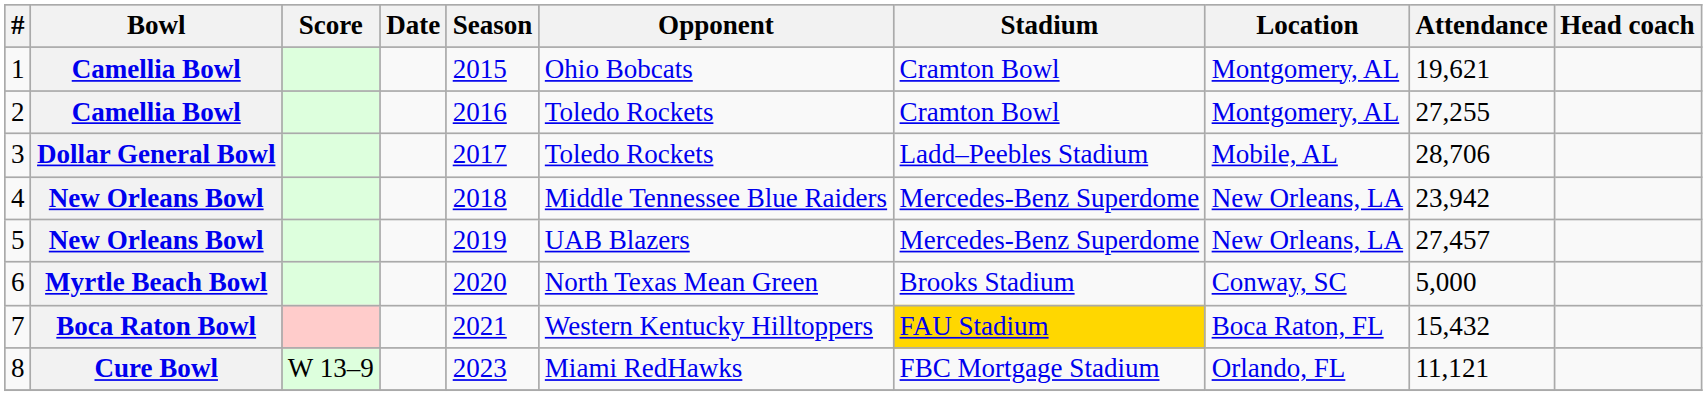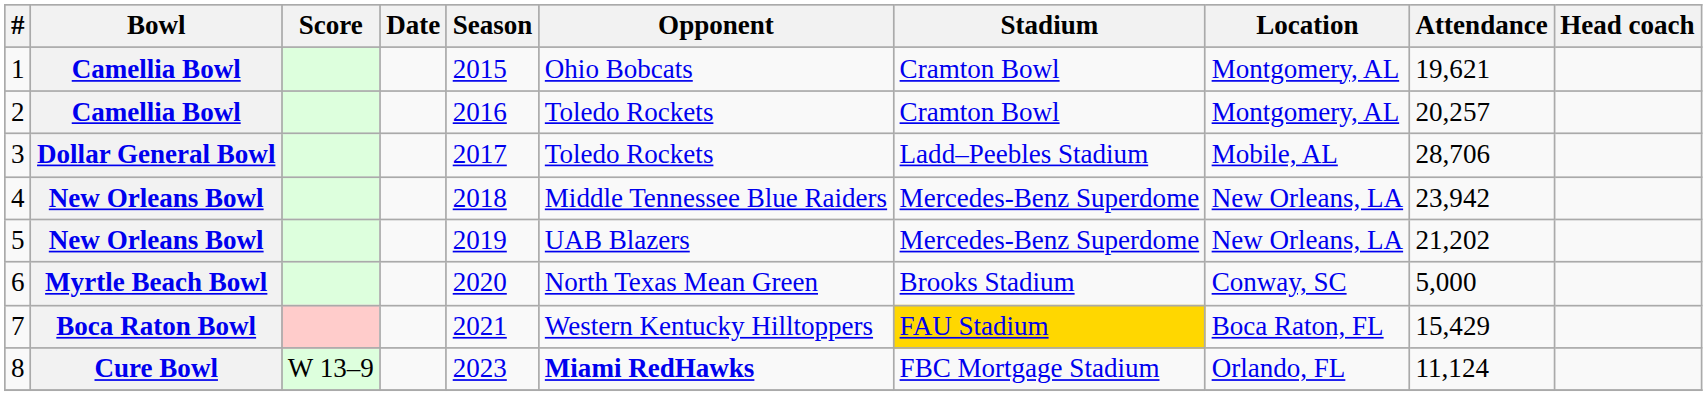(1453, 111) 27,255 -> (1453, 111) 20,257
(1453, 240) 27,457 -> (1453, 240) 21,202
(1453, 326) 15,432 -> (1453, 326) 15,429
(644, 369) normal -> (650, 369) bold
(1452, 369) 11,121 -> (1452, 369) 11,124
